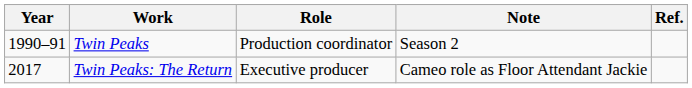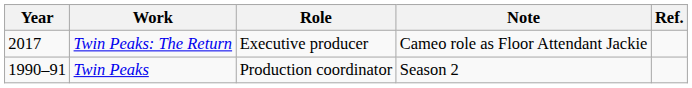rows swapped: (111, 43) <-> (153, 69)
